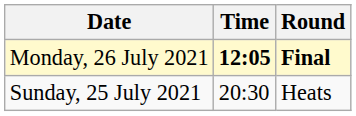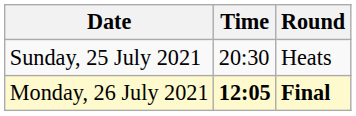rows swapped: (105, 92) <-> (109, 57)
